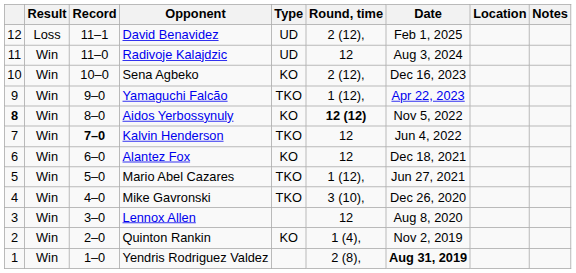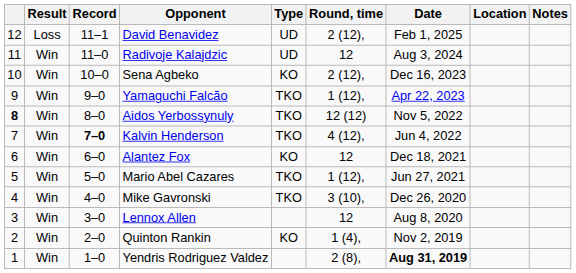(289, 116) KO -> (289, 116) TKO
(346, 116) bold -> (346, 116) normal
(346, 136) 12 -> (346, 136) 4 (12),
